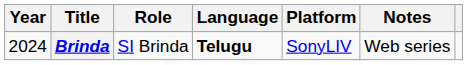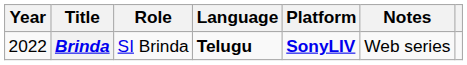(28, 45) 2024 -> (28, 45) 2022
(319, 45) normal -> (321, 45) bold
